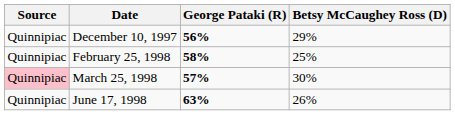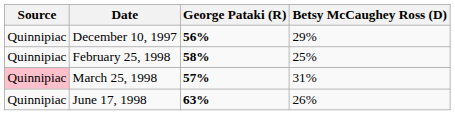(305, 78) 30% -> (305, 78) 31%
